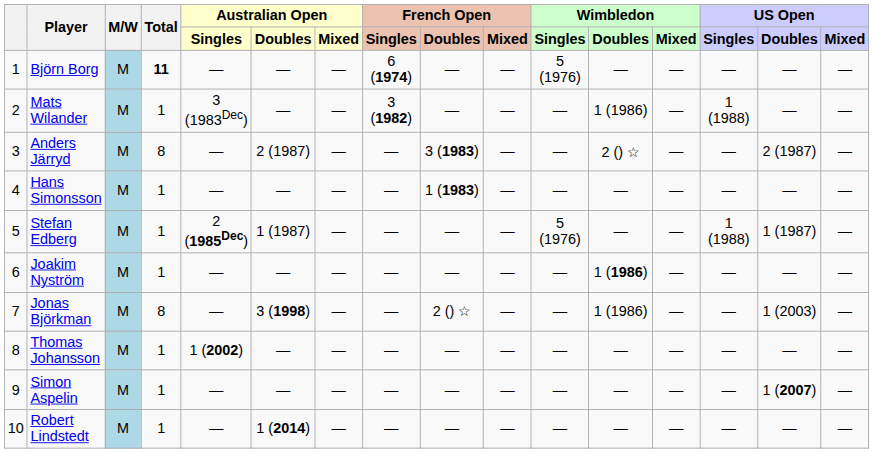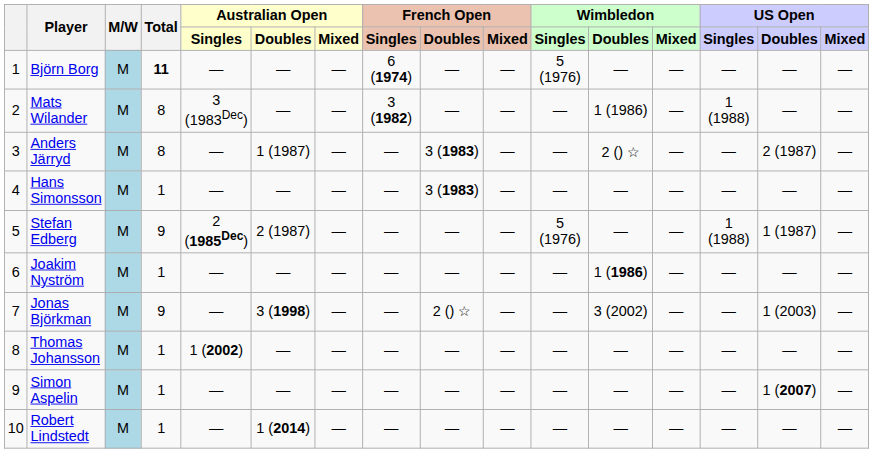(161, 110) 1 -> (161, 110) 8
(283, 151) 2 (1987) -> (283, 151) 1 (1987)
(452, 190) 1 (1983) -> (452, 190) 3 (1983)
(161, 231) 1 -> (161, 231) 9
(283, 231) 1 (1987) -> (283, 231) 2 (1987)
(161, 311) 8 -> (161, 311) 9
(621, 311) 1 (1986) -> (621, 311) 3 (2002)
